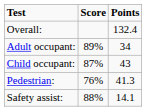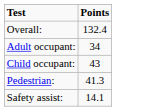- column: (93, 13)
